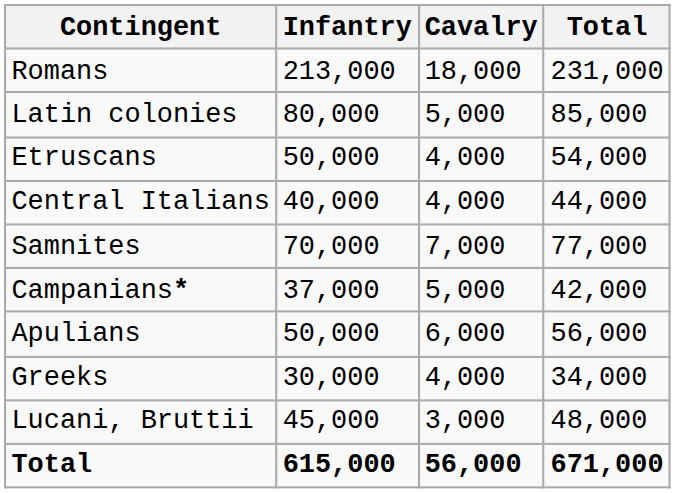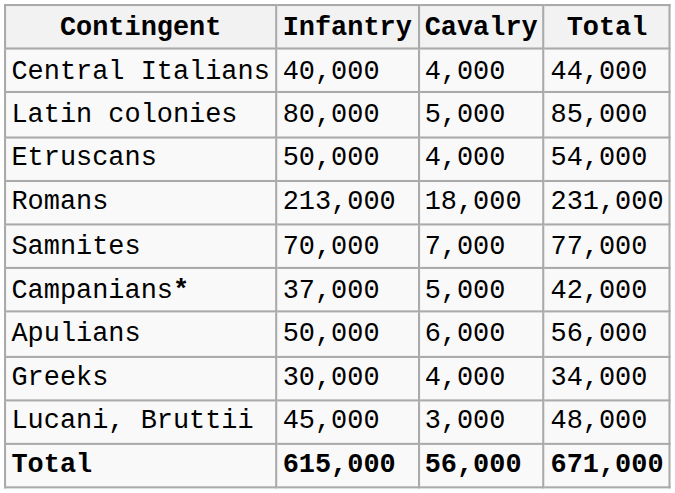rows swapped: (60, 71) <-> (141, 202)
